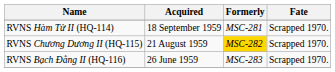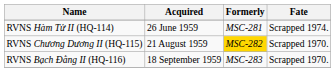(184, 28) 18 September 1959 -> (172, 28) 26 June 1959
(299, 28) Scrapped 1970. -> (299, 28) Scrapped 1974.
(172, 59) 26 June 1959 -> (184, 59) 18 September 1959
